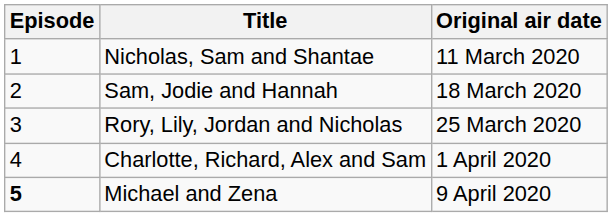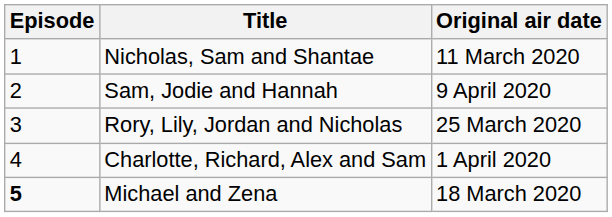(509, 90) 18 March 2020 -> (494, 90) 9 April 2020
(494, 194) 9 April 2020 -> (509, 194) 18 March 2020
